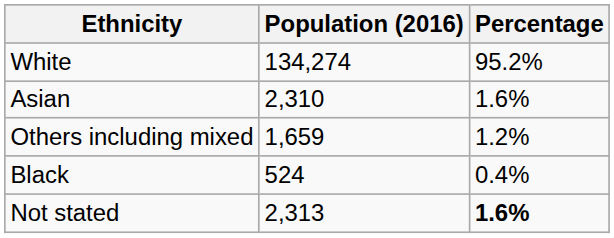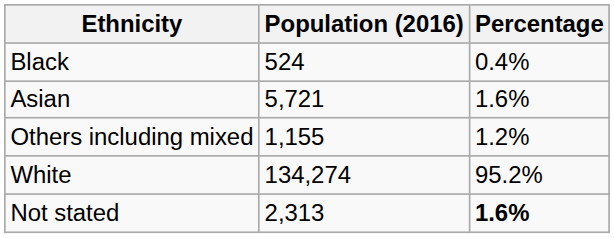rows swapped: (41, 62) <-> (40, 175)
(295, 100) 2,310 -> (295, 100) 5,721
(295, 137) 1,659 -> (295, 137) 1,155
